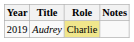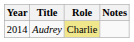(17, 29) 2019 -> (17, 29) 2014
